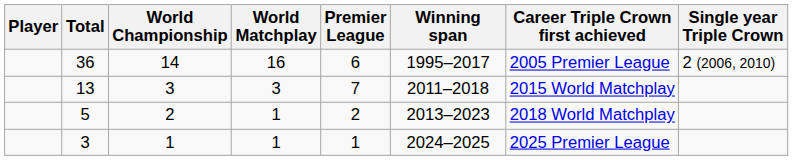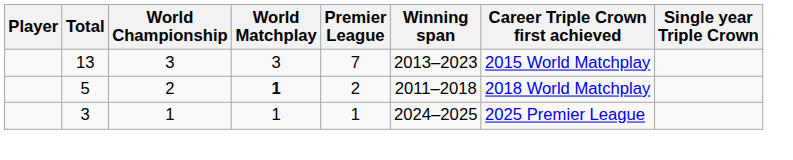- row: (85, 62)
(448, 89) 2011–2018 -> (436, 62) 2013–2023
(276, 115) normal -> (276, 89) bold
(448, 115) 2013–2023 -> (436, 89) 2011–2018
